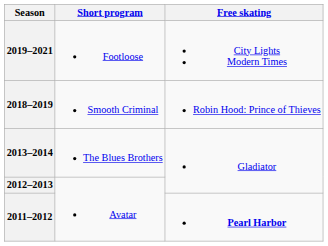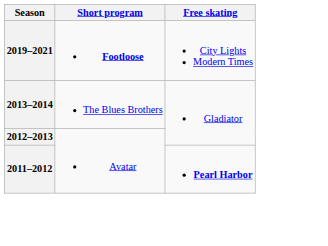(110, 56) normal -> (110, 56) bold
- row: (30, 104)
